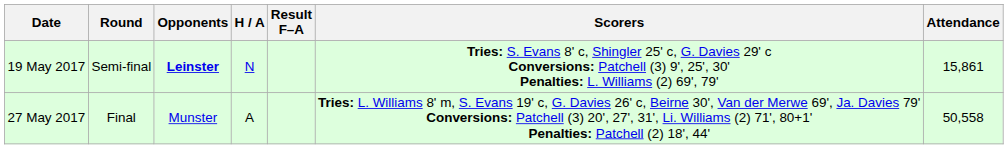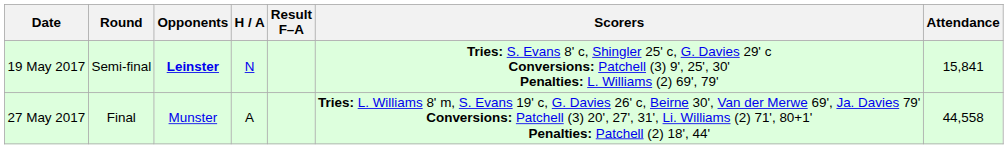(963, 66) 15,861 -> (963, 66) 15,841
(963, 118) 50,558 -> (963, 118) 44,558
